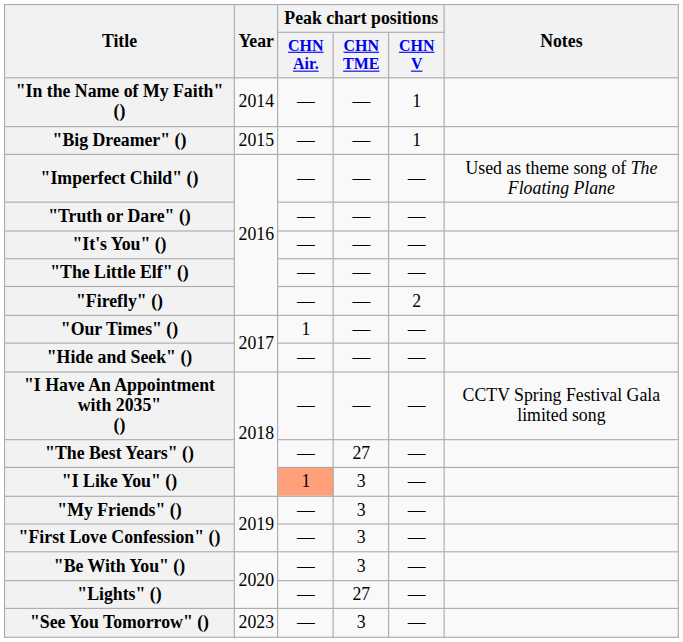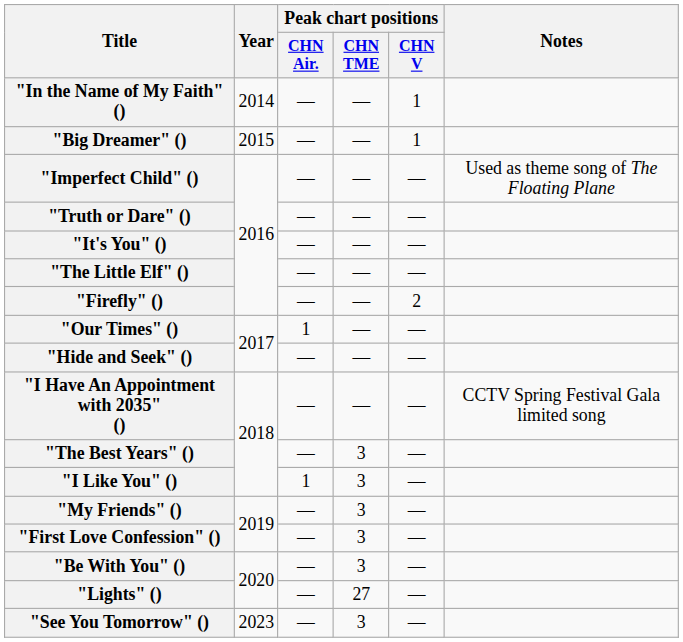(361, 453) 27 -> (361, 453) 3
(306, 481) lightsalmon background -> (306, 481) no background
